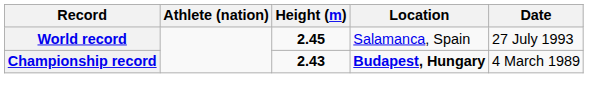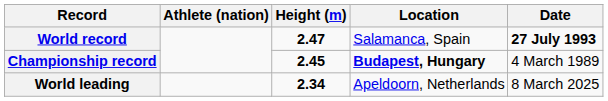(311, 38) 2.45 -> (311, 38) 2.47
(533, 38) normal -> (554, 38) bold
(311, 61) 2.43 -> (311, 61) 2.45
+ row: (82, 84)
